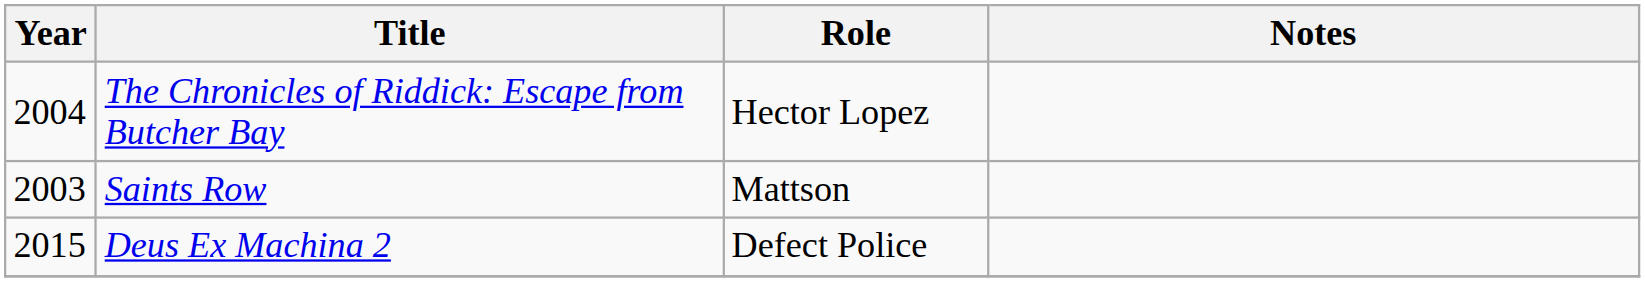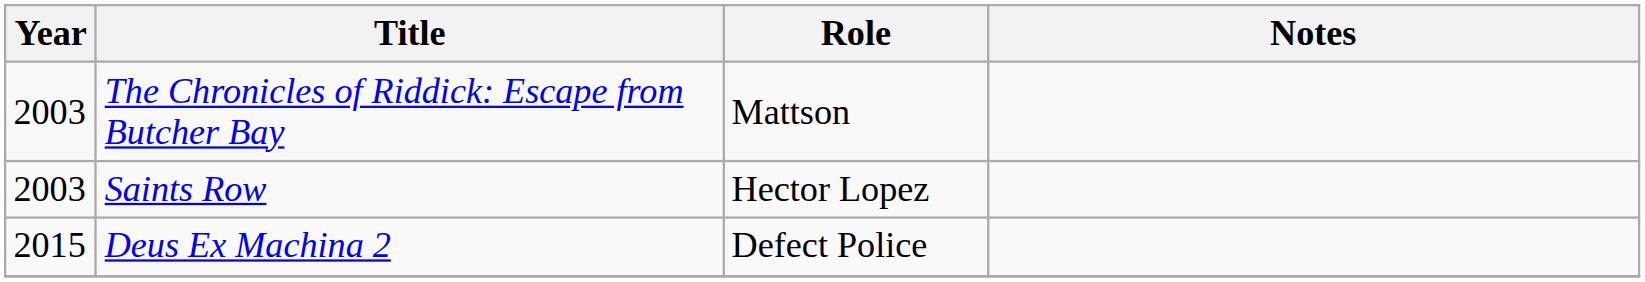(50, 110) 2004 -> (50, 110) 2003
(830, 110) Hector Lopez -> (791, 110) Mattson
(791, 188) Mattson -> (830, 188) Hector Lopez
